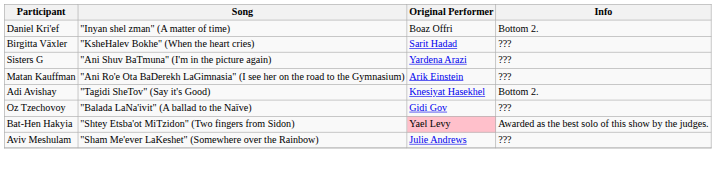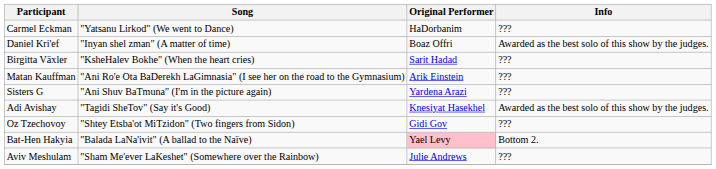+ row: (39, 28)
(518, 28) Bottom 2. -> (603, 44) Awarded as the best solo of this show by the judges.
rows swapped: (41, 76) <-> (25, 60)
(518, 92) Bottom 2. -> (603, 108) Awarded as the best solo of this show by the judges.
(166, 108) "Balada LaNa'ivit" (A ballad to the Naïve) -> (187, 124) "Shtey Etsba'ot MiTzidon" (Two fingers from Sidon)
(187, 124) "Shtey Etsba'ot MiTzidon" (Two fingers from Sidon) -> (166, 140) "Balada LaNa'ivit" (A ballad to the Naïve)
(603, 124) Awarded as the best solo of this show by the judges. -> (518, 140) Bottom 2.
